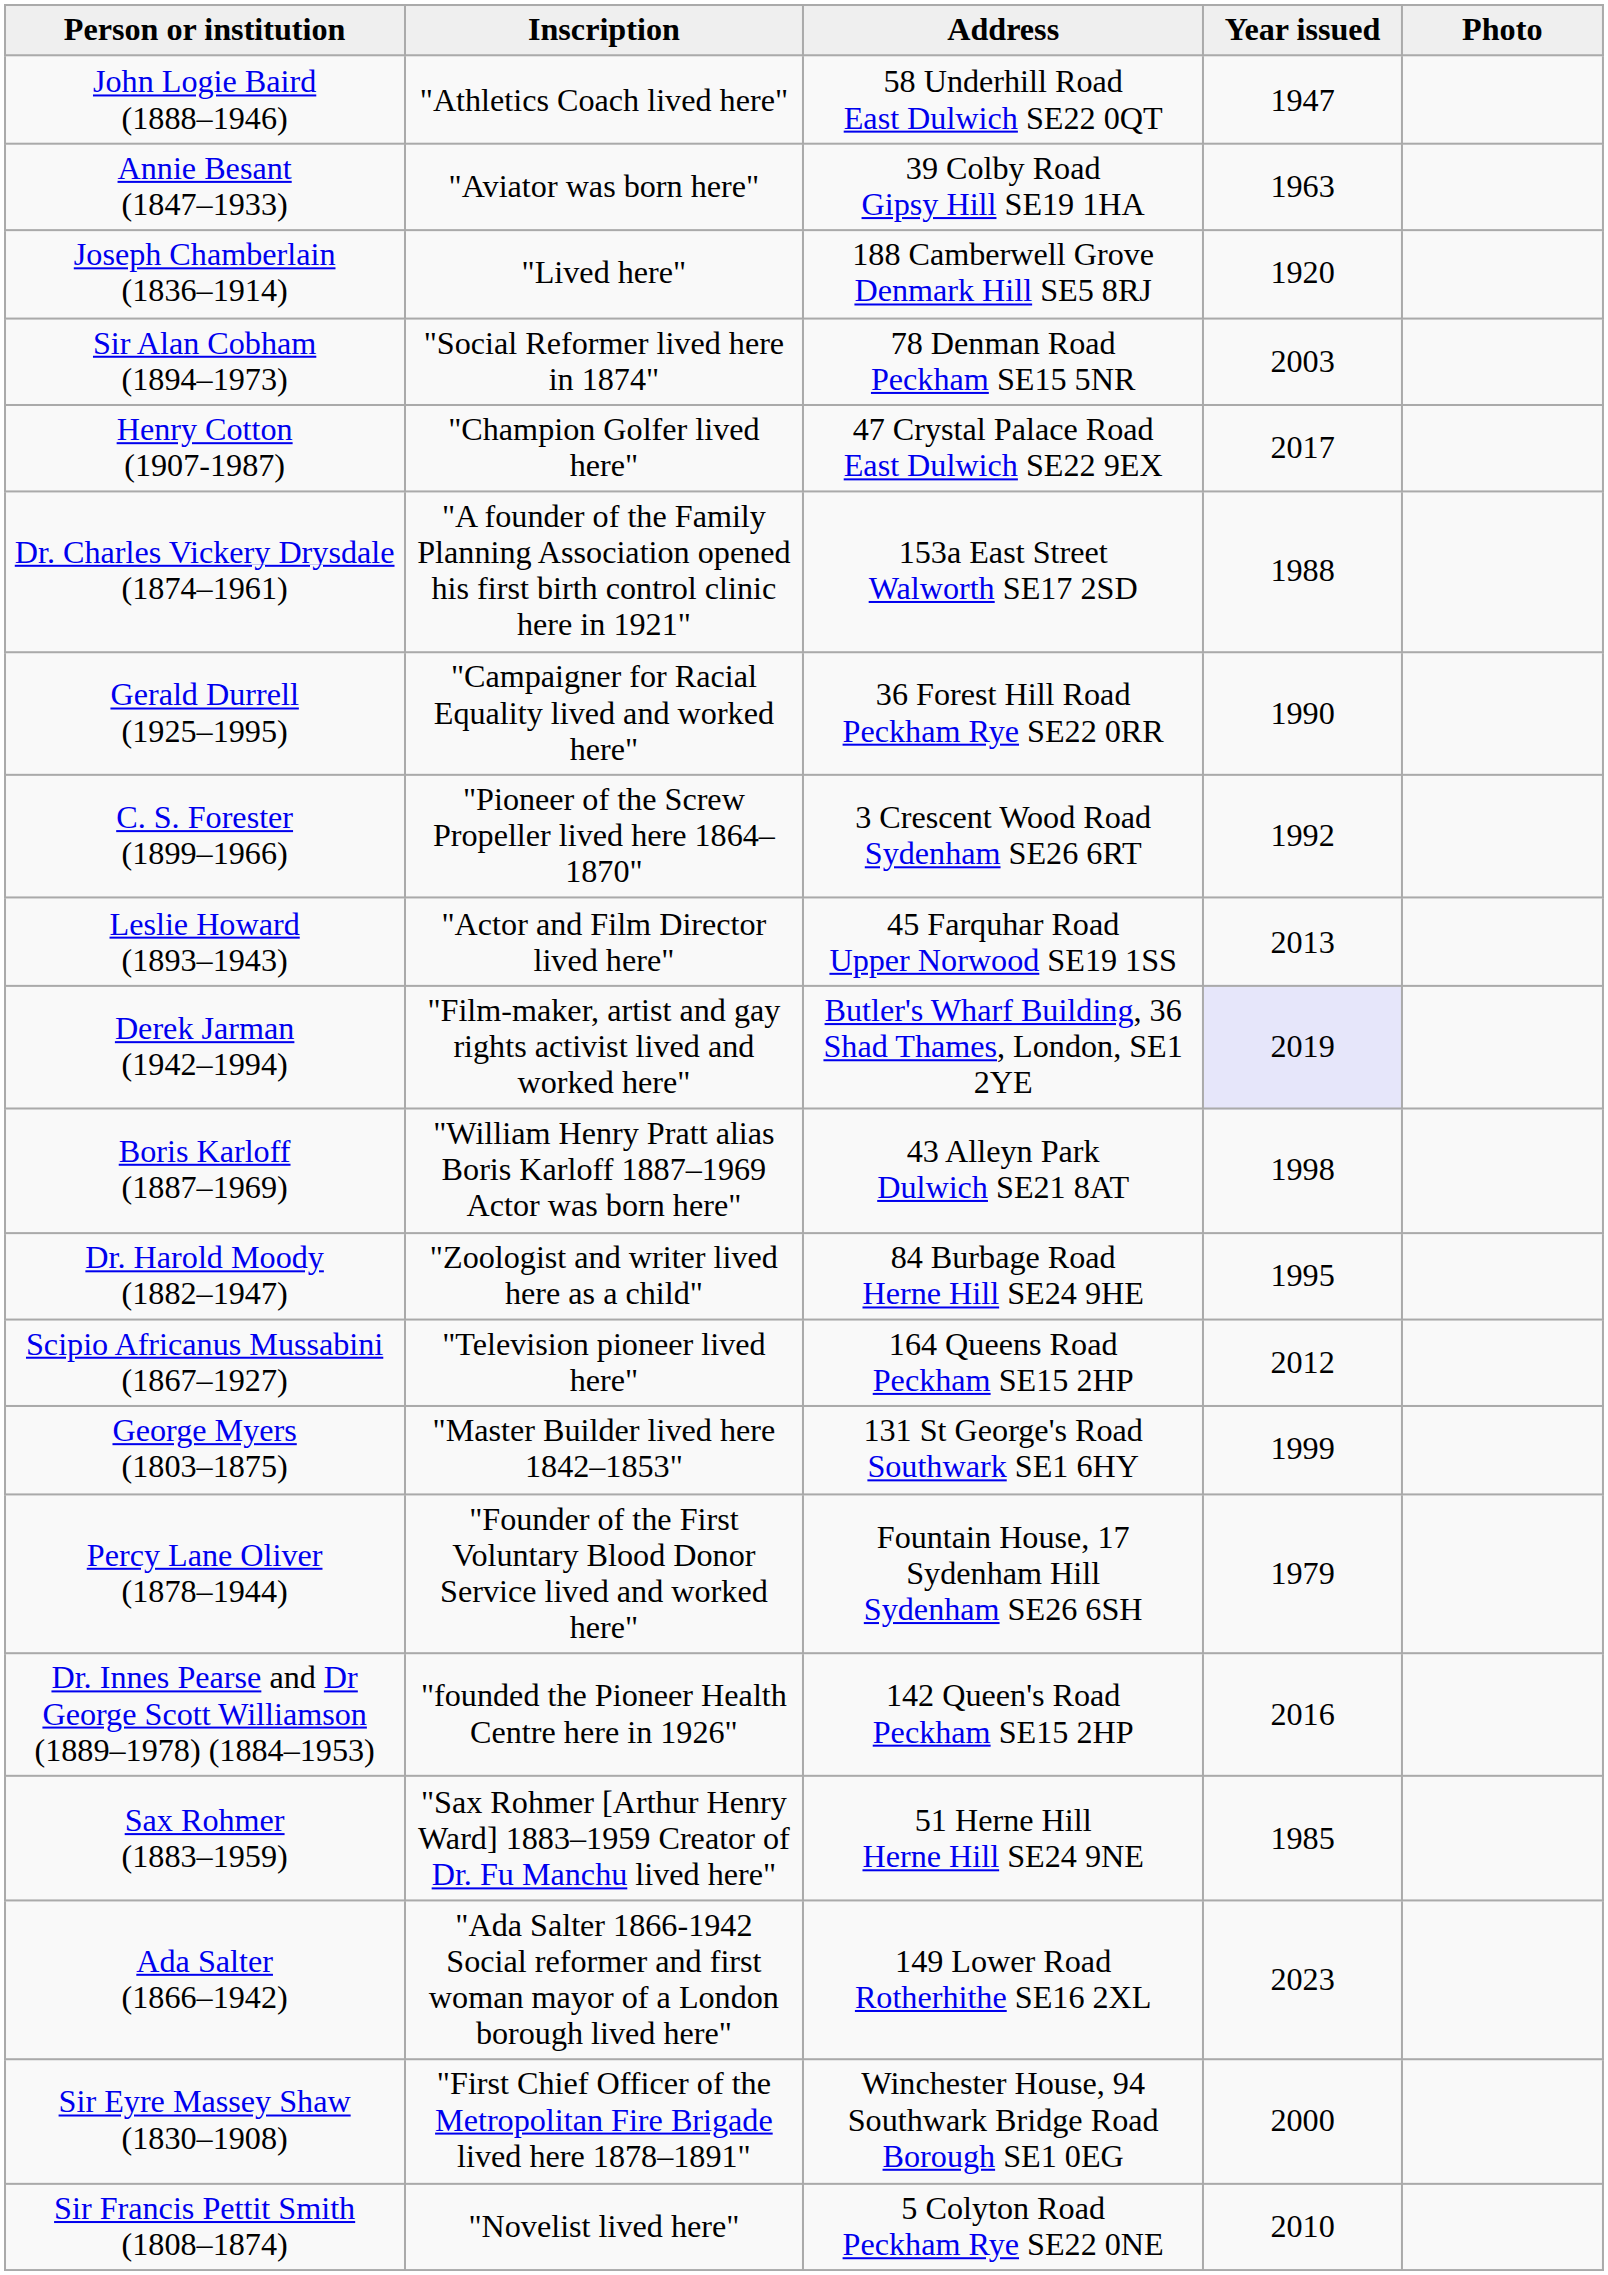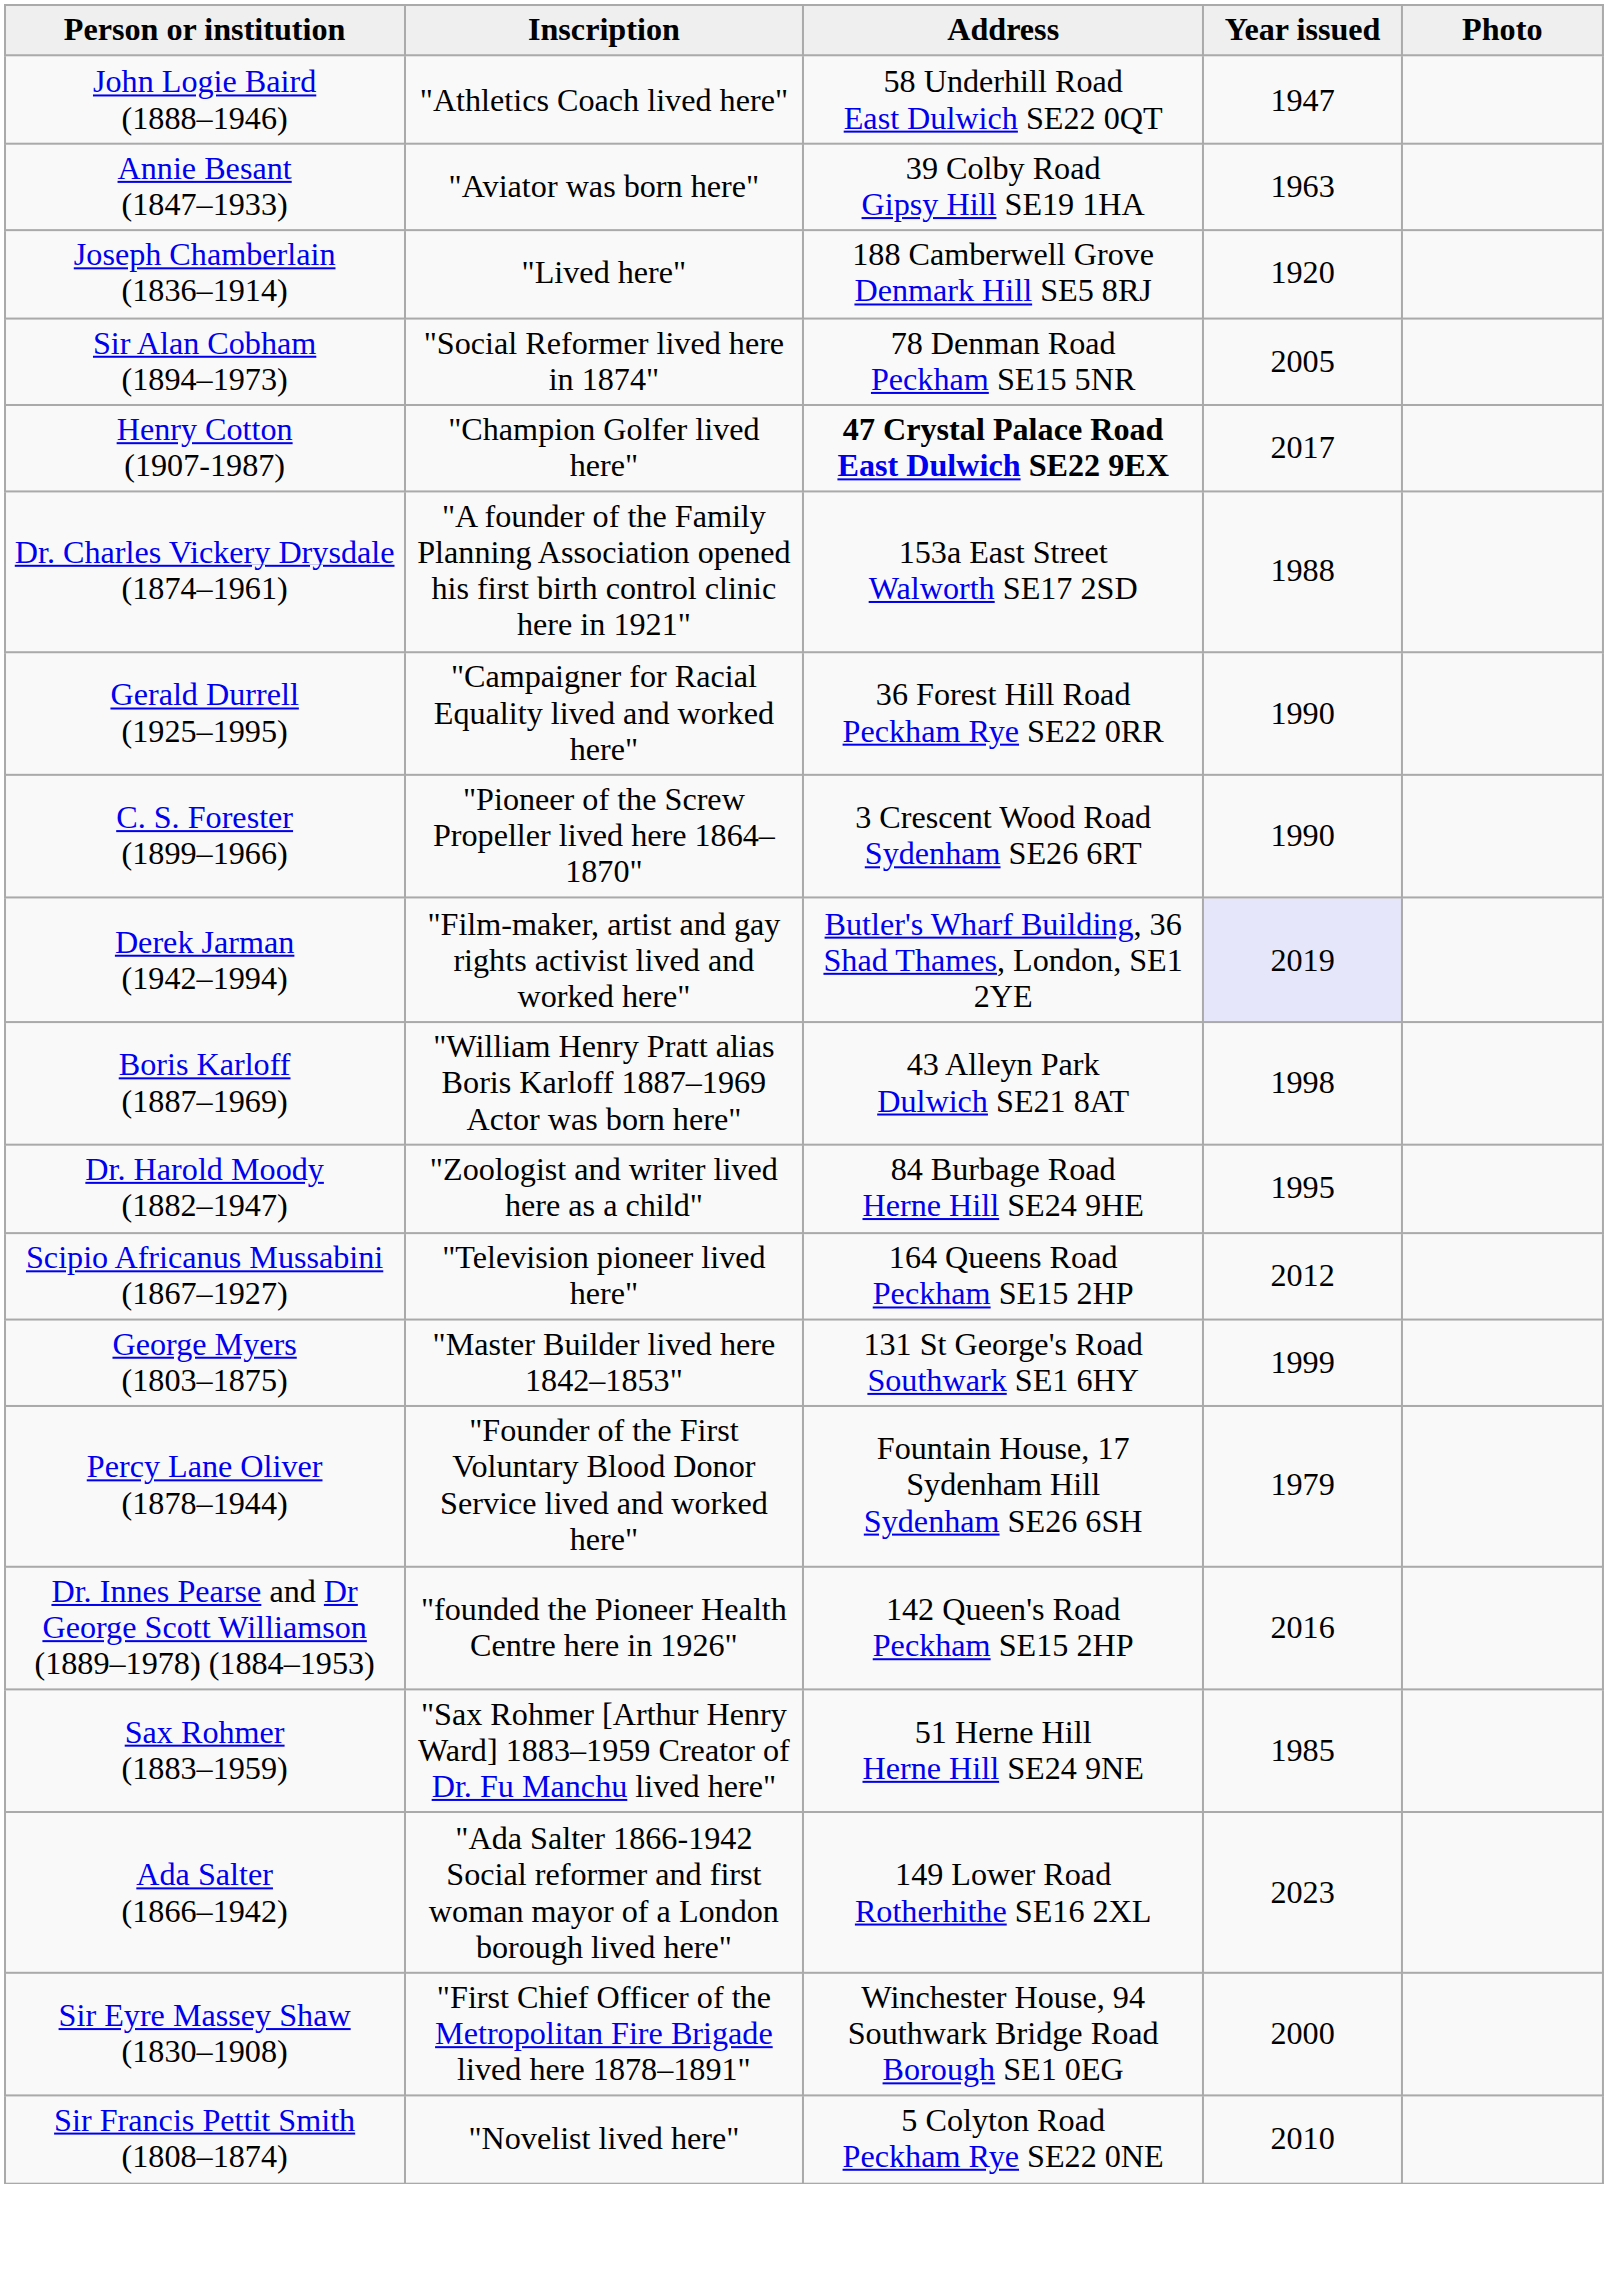(1303, 360) 2003 -> (1303, 360) 2005
(1003, 447) normal -> (1003, 447) bold
(1303, 836) 1992 -> (1303, 836) 1990
- row: (205, 941)
